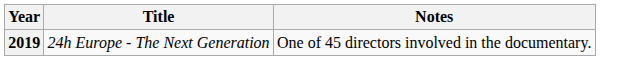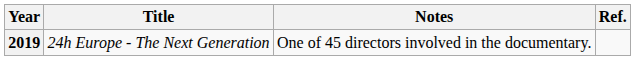+ column: (613, 17)
